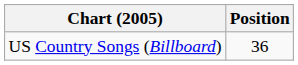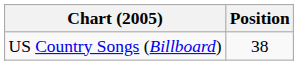(260, 45) 36 -> (260, 45) 38
